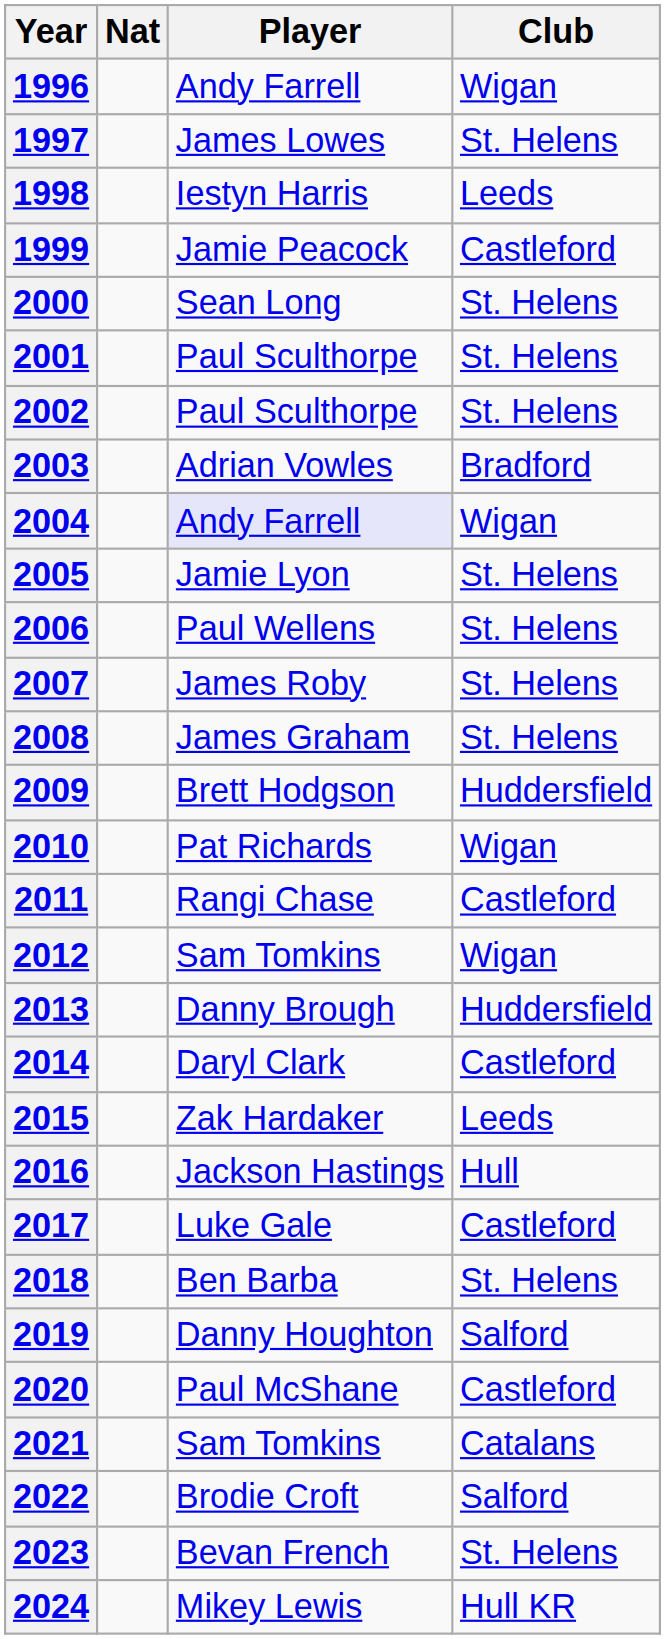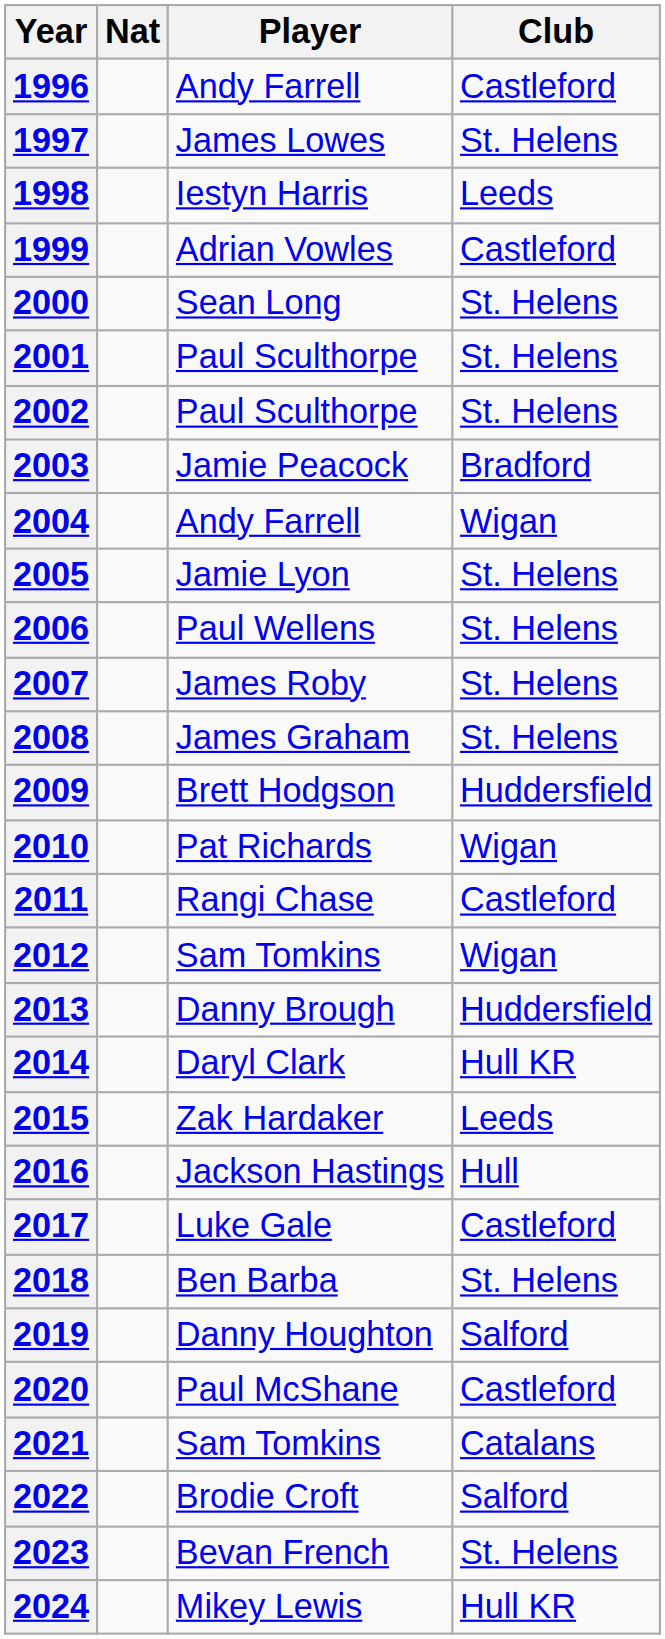(509, 85) Wigan -> (538, 85) Castleford
(292, 248) Jamie Peacock -> (284, 248) Adrian Vowles
(284, 466) Adrian Vowles -> (292, 466) Jamie Peacock
(268, 520) lavender background -> (268, 520) no background
(538, 1063) Castleford -> (518, 1063) Hull KR
